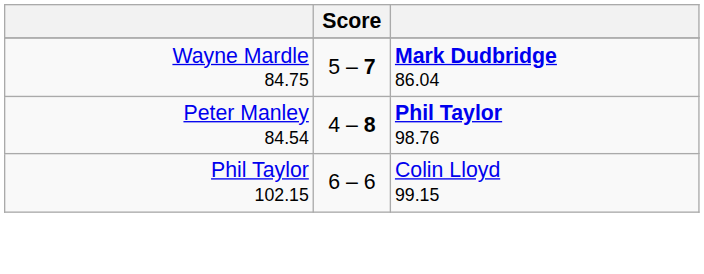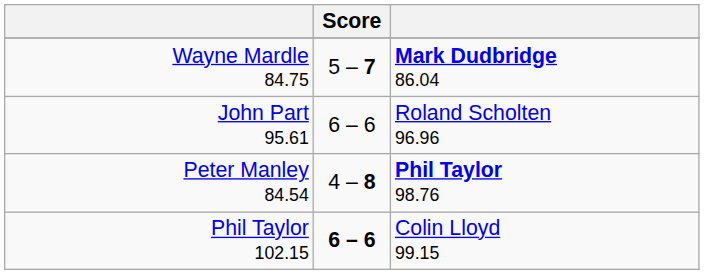+ row: (263, 124)
(352, 182) normal -> (352, 240) bold
